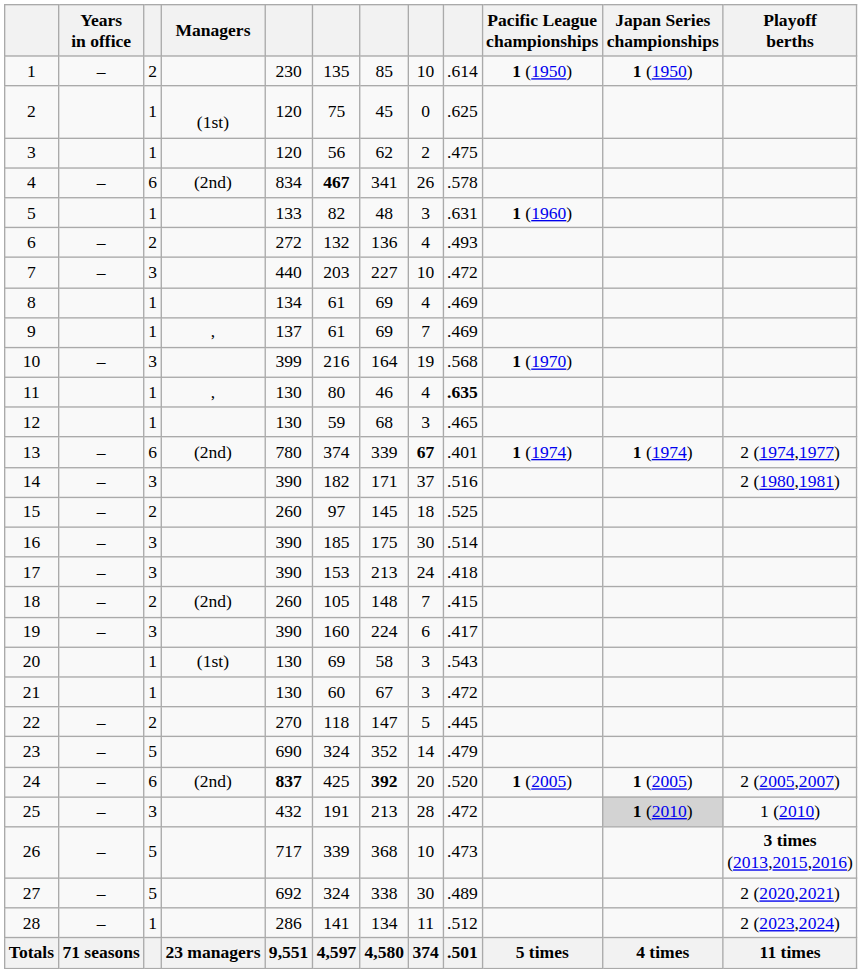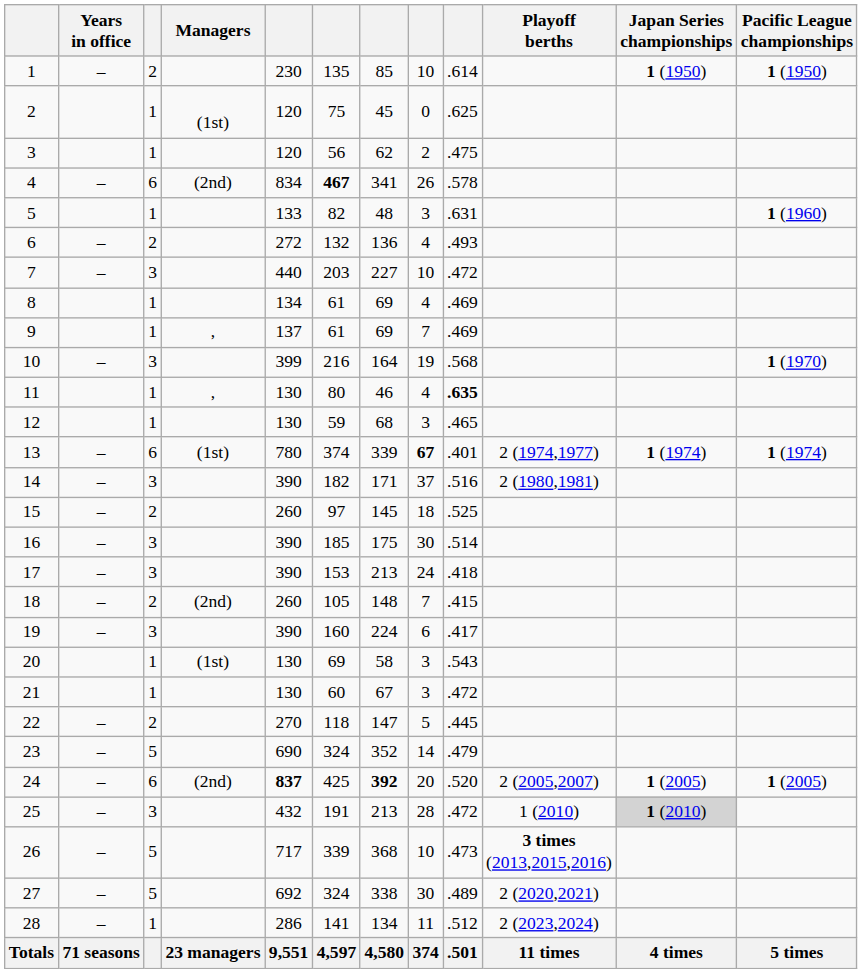columns swapped: (542, 30) <-> (790, 30)
(213, 452) (2nd) -> (213, 452) (1st)
